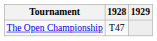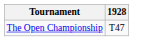- column: (140, 12)
